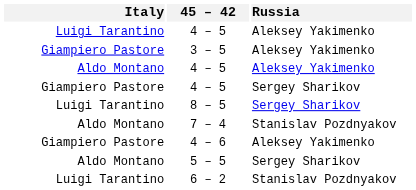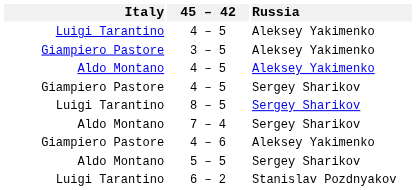(324, 125) Stanislav Pozdnyakov -> (306, 125) Sergey Sharikov
